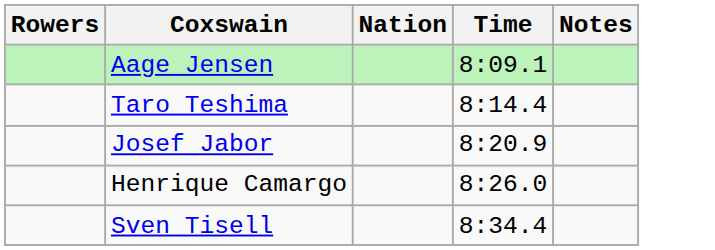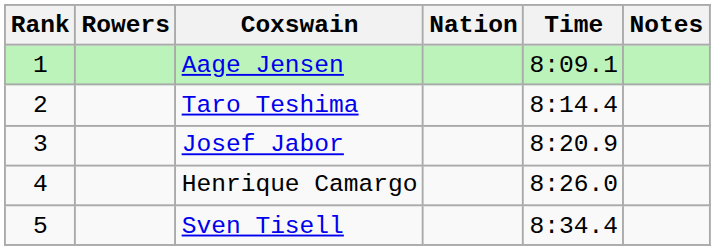+ column: (40, 25)
